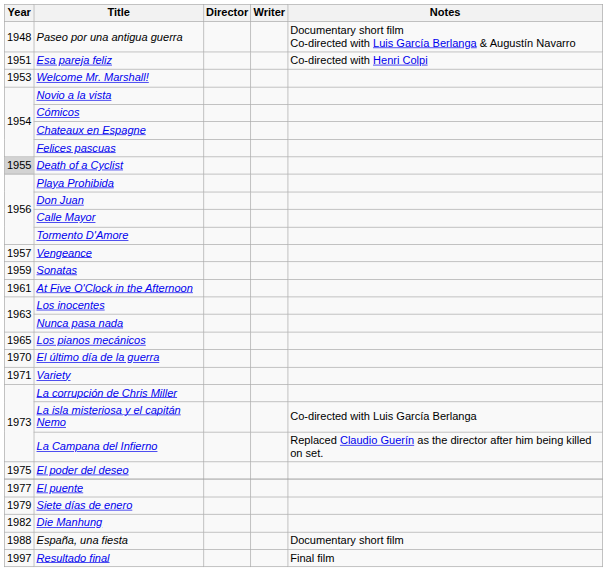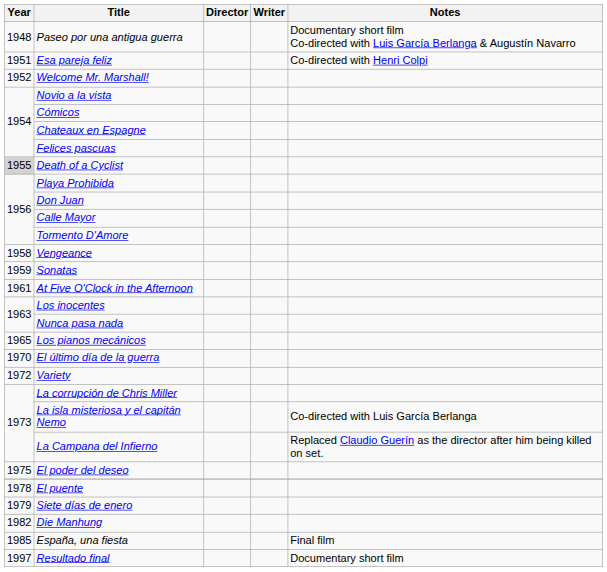(19, 78) 1953 -> (19, 78) 1952
(19, 253) 1957 -> (19, 253) 1958
(19, 375) 1971 -> (19, 375) 1972
(19, 488) 1977 -> (19, 488) 1978
(19, 540) 1988 -> (19, 540) 1985
(347, 540) Documentary short film -> (312, 540) Final film
(312, 558) Final film -> (347, 558) Documentary short film
